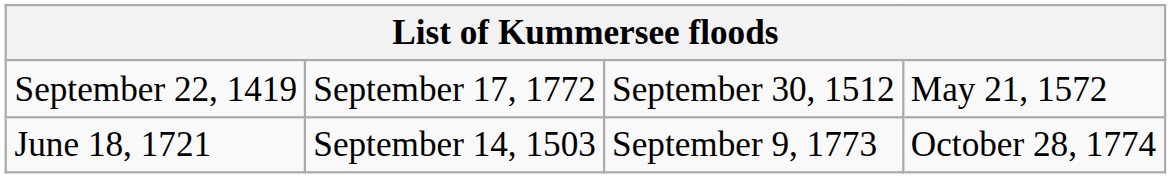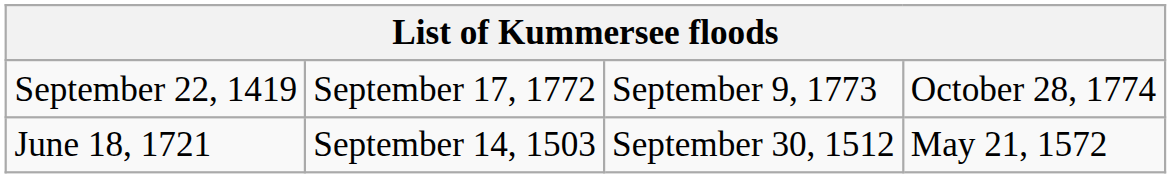(753, 88) September 30, 1512 -> (745, 88) September 9, 1773
(1009, 88) May 21, 1572 -> (1034, 88) October 28, 1774
(745, 144) September 9, 1773 -> (753, 144) September 30, 1512
(1034, 144) October 28, 1774 -> (1009, 144) May 21, 1572
